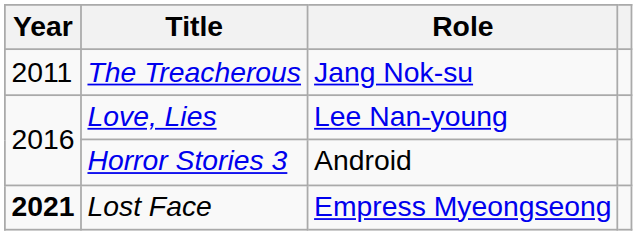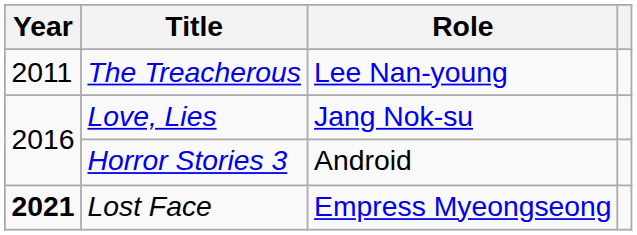(394, 71) Jang Nok-su -> (411, 71) Lee Nan-young
(411, 116) Lee Nan-young -> (394, 116) Jang Nok-su
